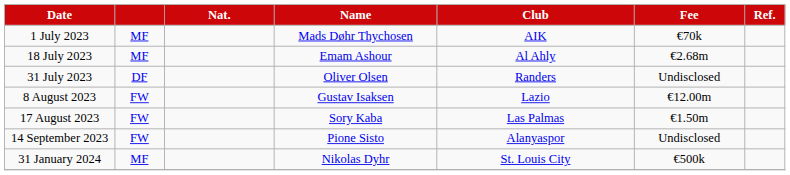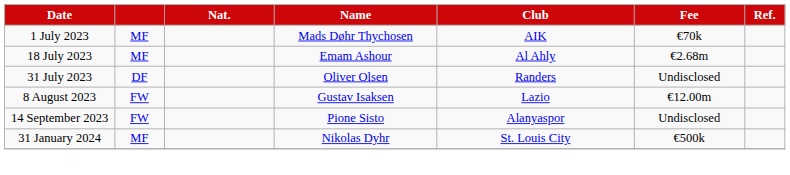- row: (60, 118)
